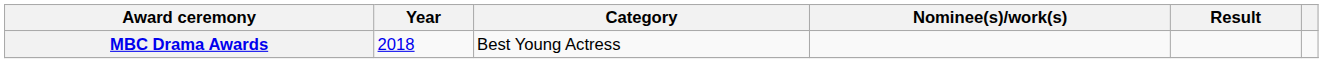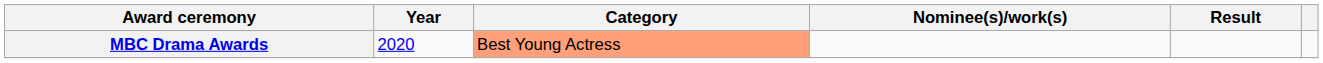(396, 44) 2018 -> (396, 44) 2020
(549, 44) no background -> (549, 44) lightsalmon background
